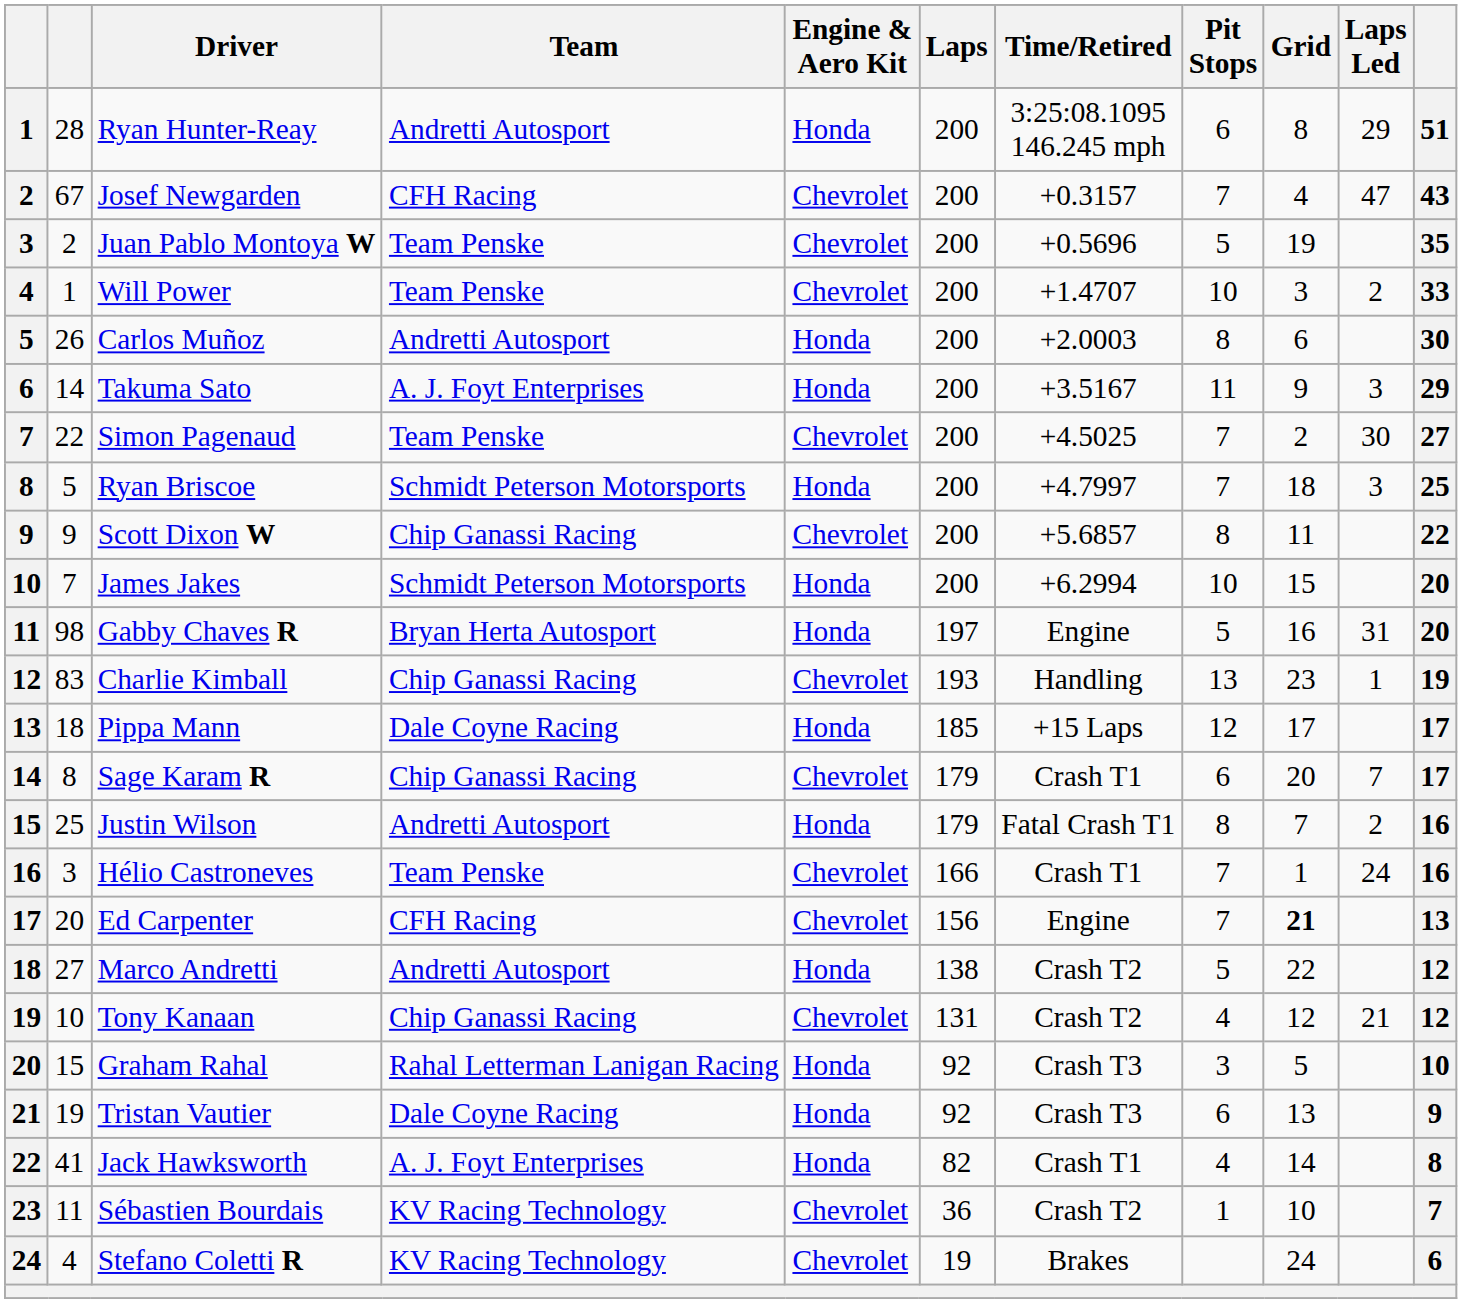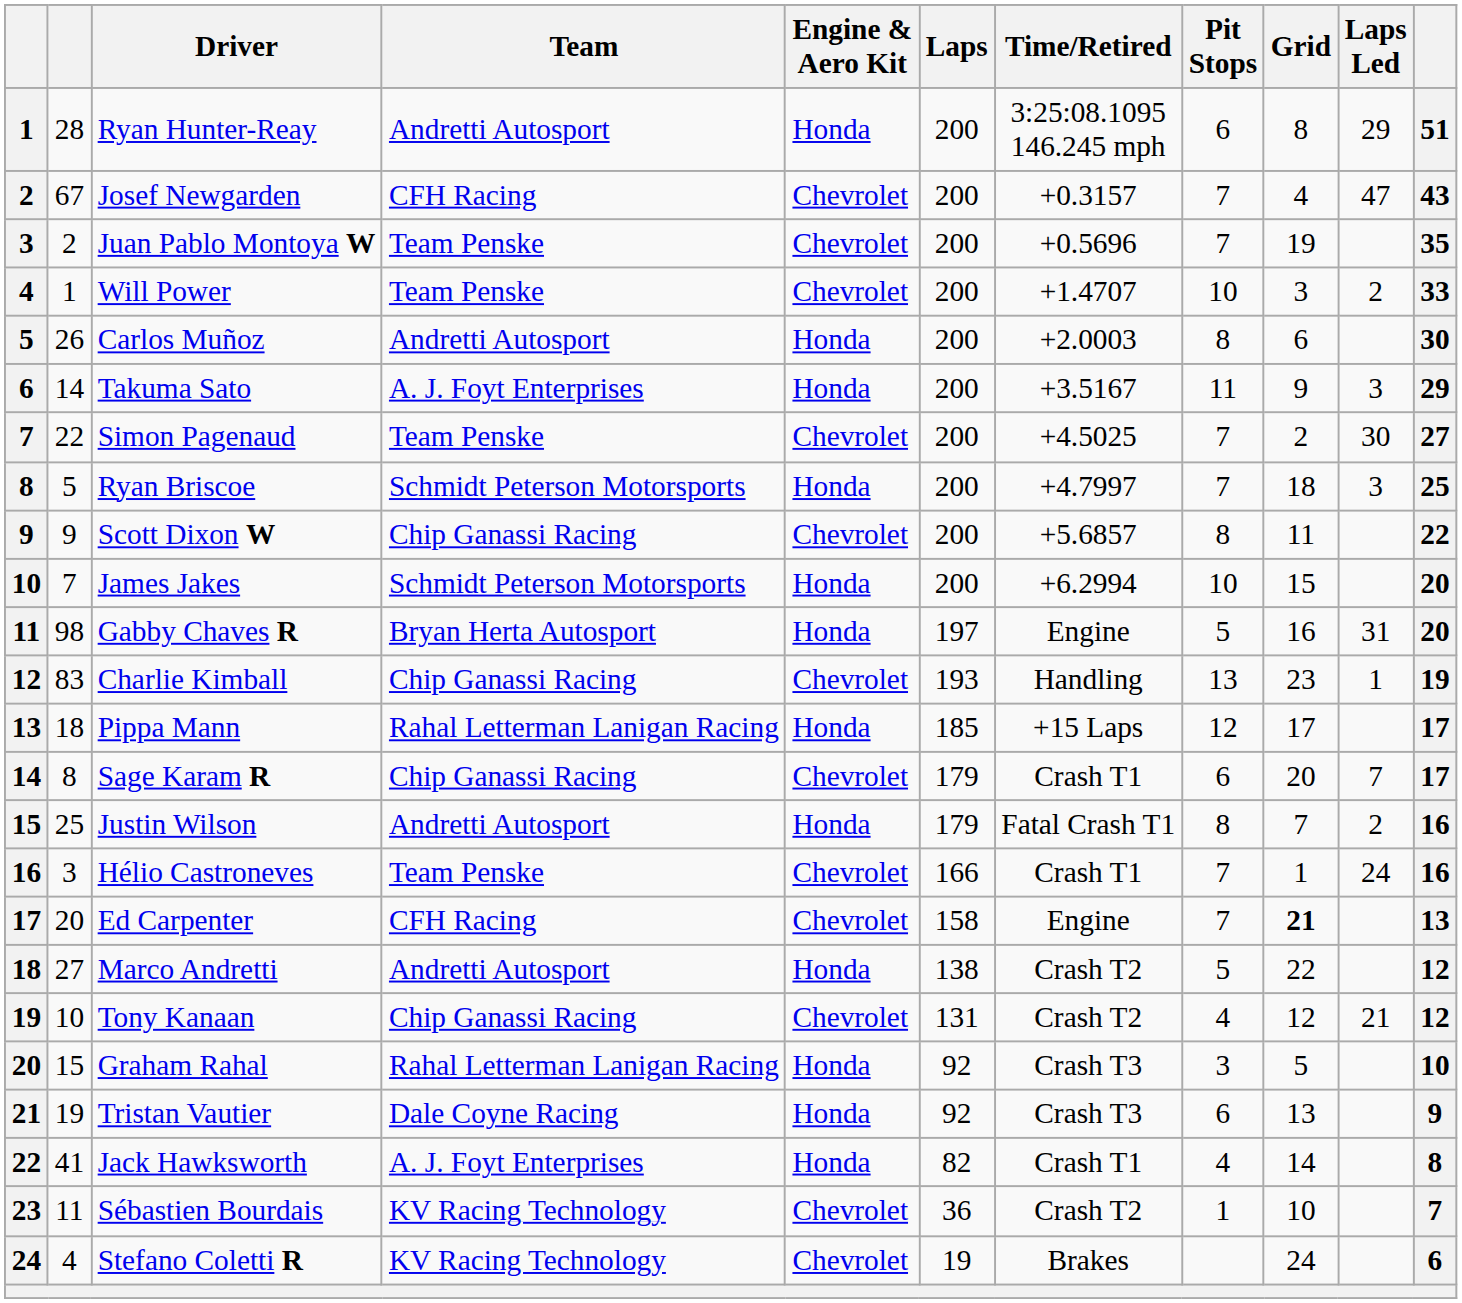(1223, 243) 5 -> (1223, 243) 7
(504, 727) Dale Coyne Racing -> (584, 727) Rahal Letterman Lanigan Racing
(957, 920) 156 -> (957, 920) 158
